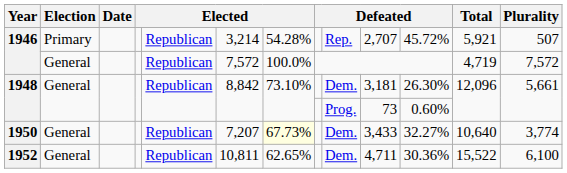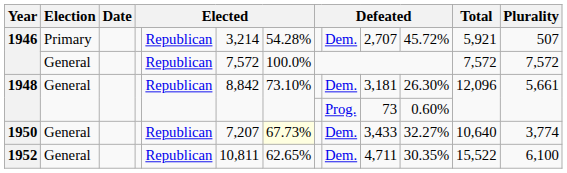(339, 39) Rep. -> (341, 39) Dem.
(480, 62) 4,719 -> (480, 62) 7,572
(427, 156) 30.36% -> (427, 156) 30.35%
